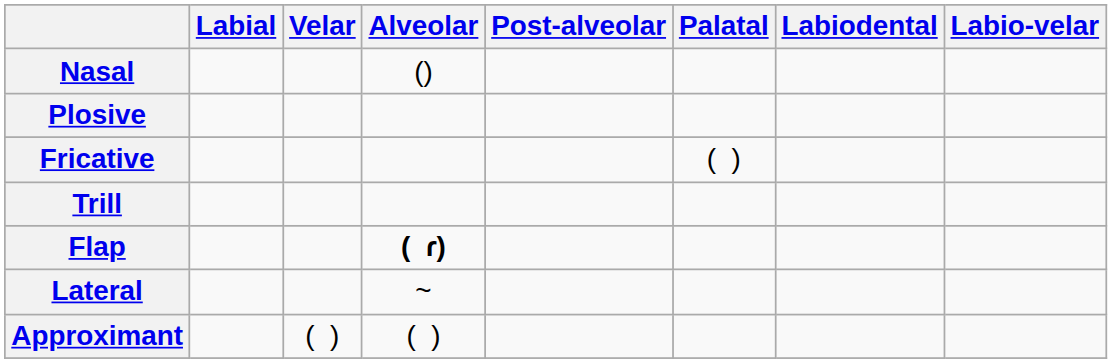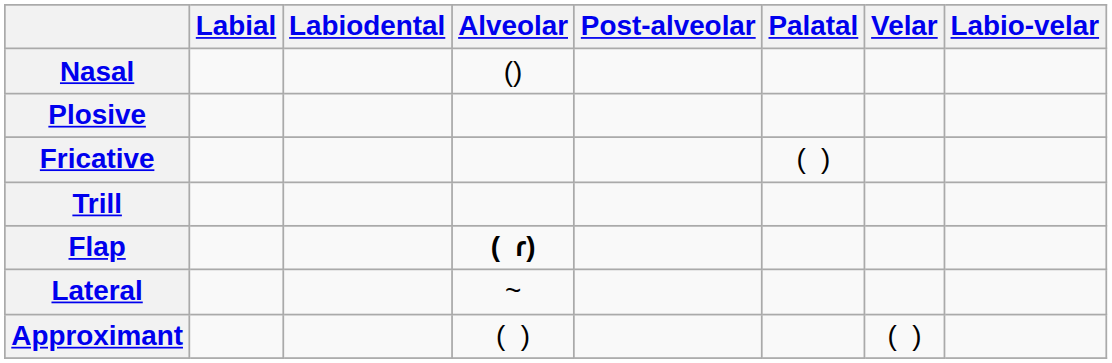columns swapped: (860, 26) <-> (322, 26)
